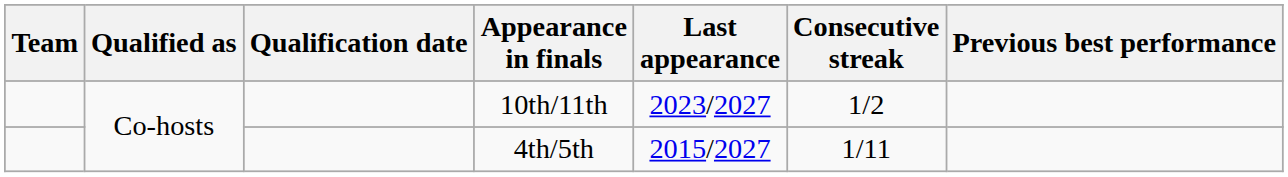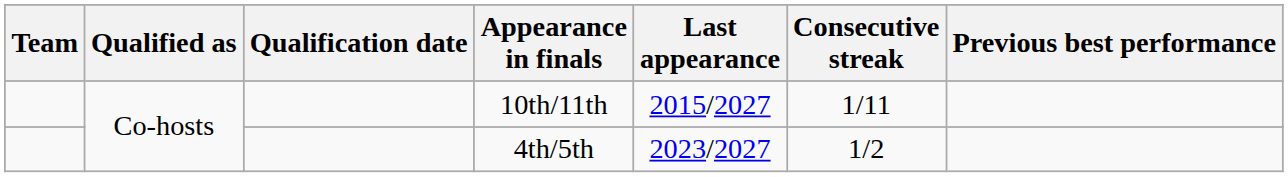(710, 103) 2023/2027 -> (710, 103) 2015/2027
(866, 103) 1/2 -> (866, 103) 1/11
(710, 148) 2015/2027 -> (710, 148) 2023/2027
(866, 148) 1/11 -> (866, 148) 1/2
